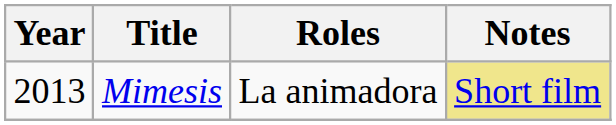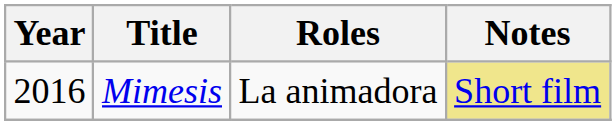(49, 90) 2013 -> (49, 90) 2016
